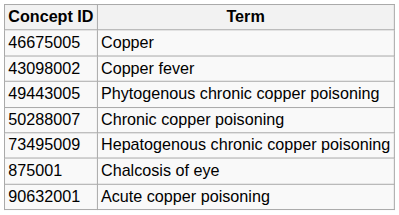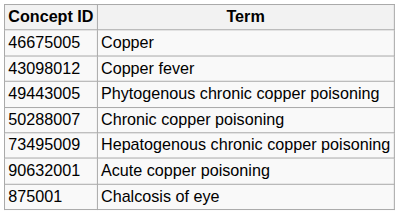(44, 68) 43098002 -> (44, 68) 43098012
rows swapped: (160, 171) <-> (185, 196)
